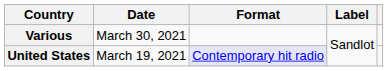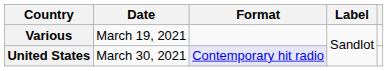(141, 35) March 30, 2021 -> (141, 35) March 19, 2021
(141, 55) March 19, 2021 -> (141, 55) March 30, 2021
